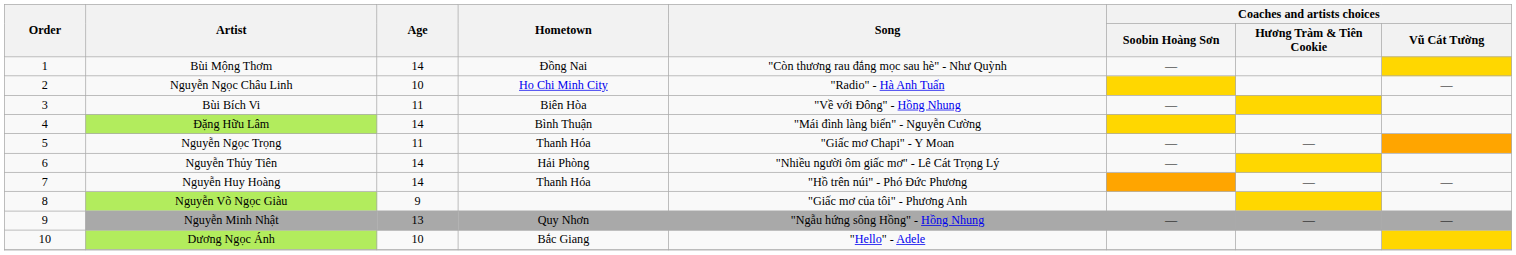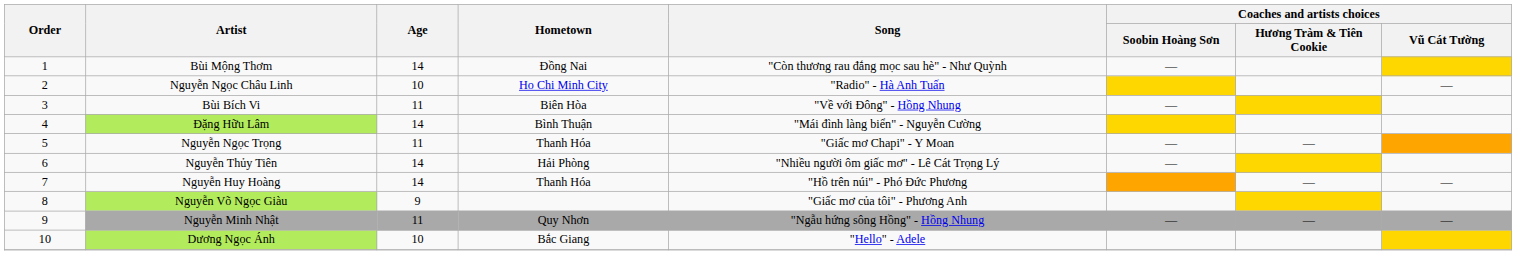(418, 220) 13 -> (418, 220) 11
